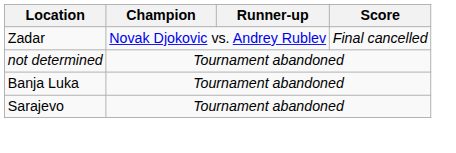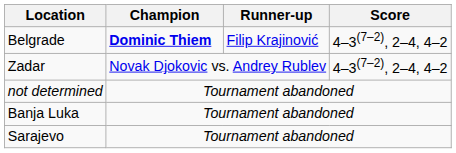+ row: (36, 40)
(380, 38) Final cancelled -> (390, 66) 4–3(7–2), 2–4, 4–2
